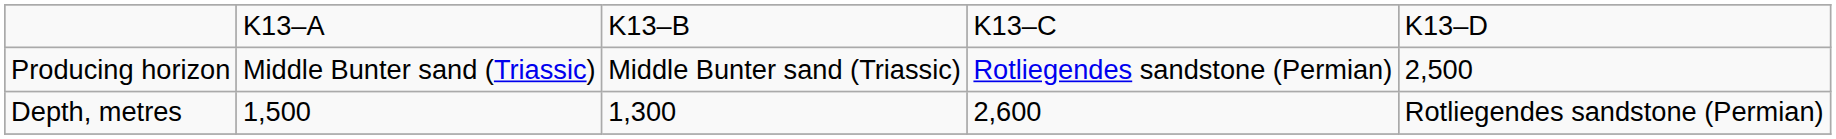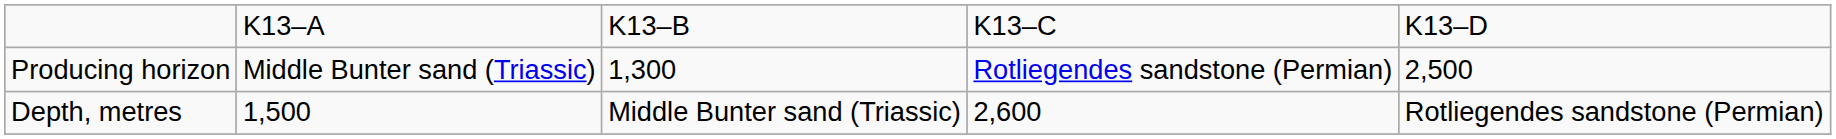(785, 69) Middle Bunter sand (Triassic) -> (642, 69) 1,300
(642, 112) 1,300 -> (785, 112) Middle Bunter sand (Triassic)
